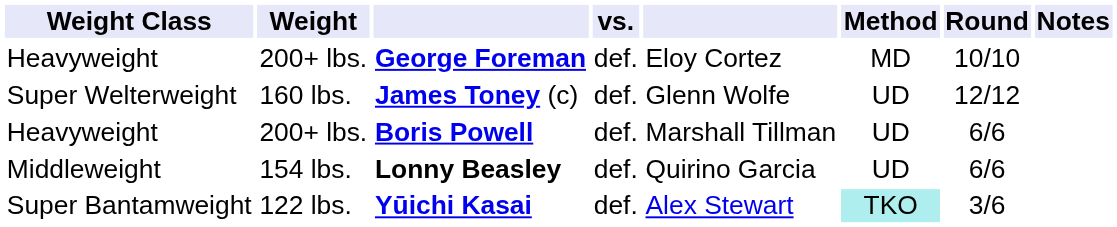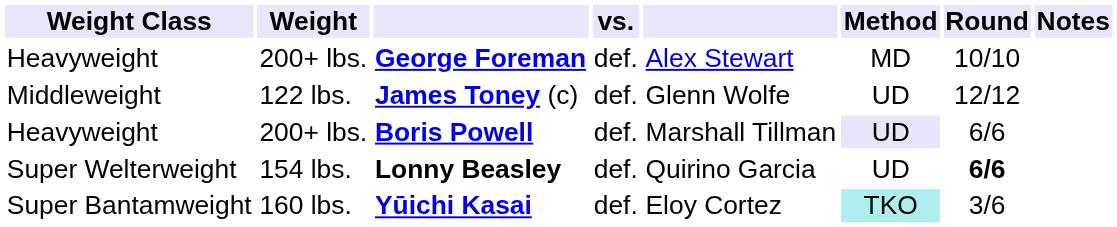(714, 58) Eloy Cortez -> (720, 58) Alex Stewart
(122, 95) Super Welterweight -> (84, 95) Middleweight
(306, 95) 160 lbs. -> (306, 95) 122 lbs.
(891, 132) no background -> (891, 132) lavender background
(84, 169) Middleweight -> (122, 169) Super Welterweight
(987, 169) normal -> (987, 169) bold
(306, 206) 122 lbs. -> (306, 206) 160 lbs.
(720, 206) Alex Stewart -> (714, 206) Eloy Cortez
